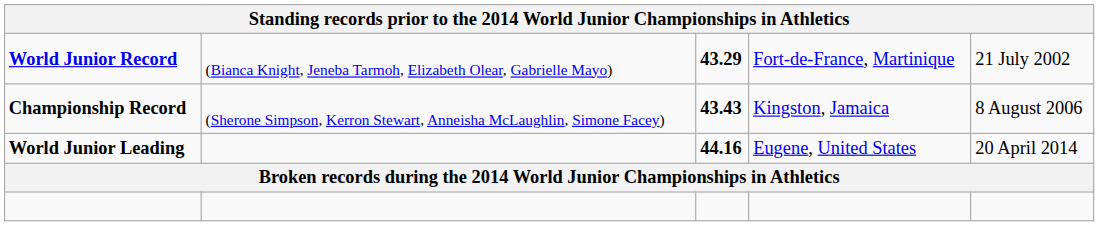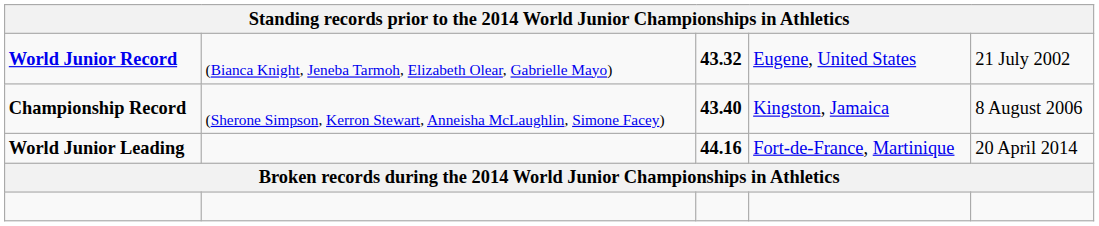(721, 58) 43.29 -> (721, 58) 43.32
(854, 58) Fort-de-France, Martinique -> (835, 58) Eugene, United States
(721, 108) 43.43 -> (721, 108) 43.40
(835, 148) Eugene, United States -> (854, 148) Fort-de-France, Martinique
